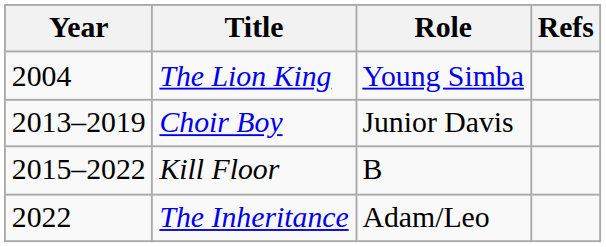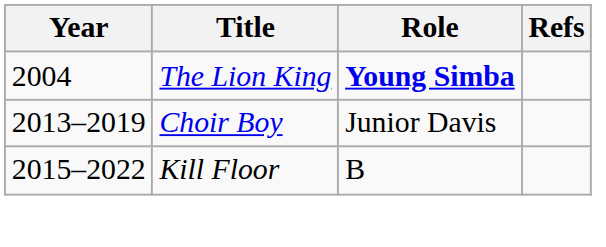(443, 75) normal -> (430, 75) bold
- row: (254, 216)
